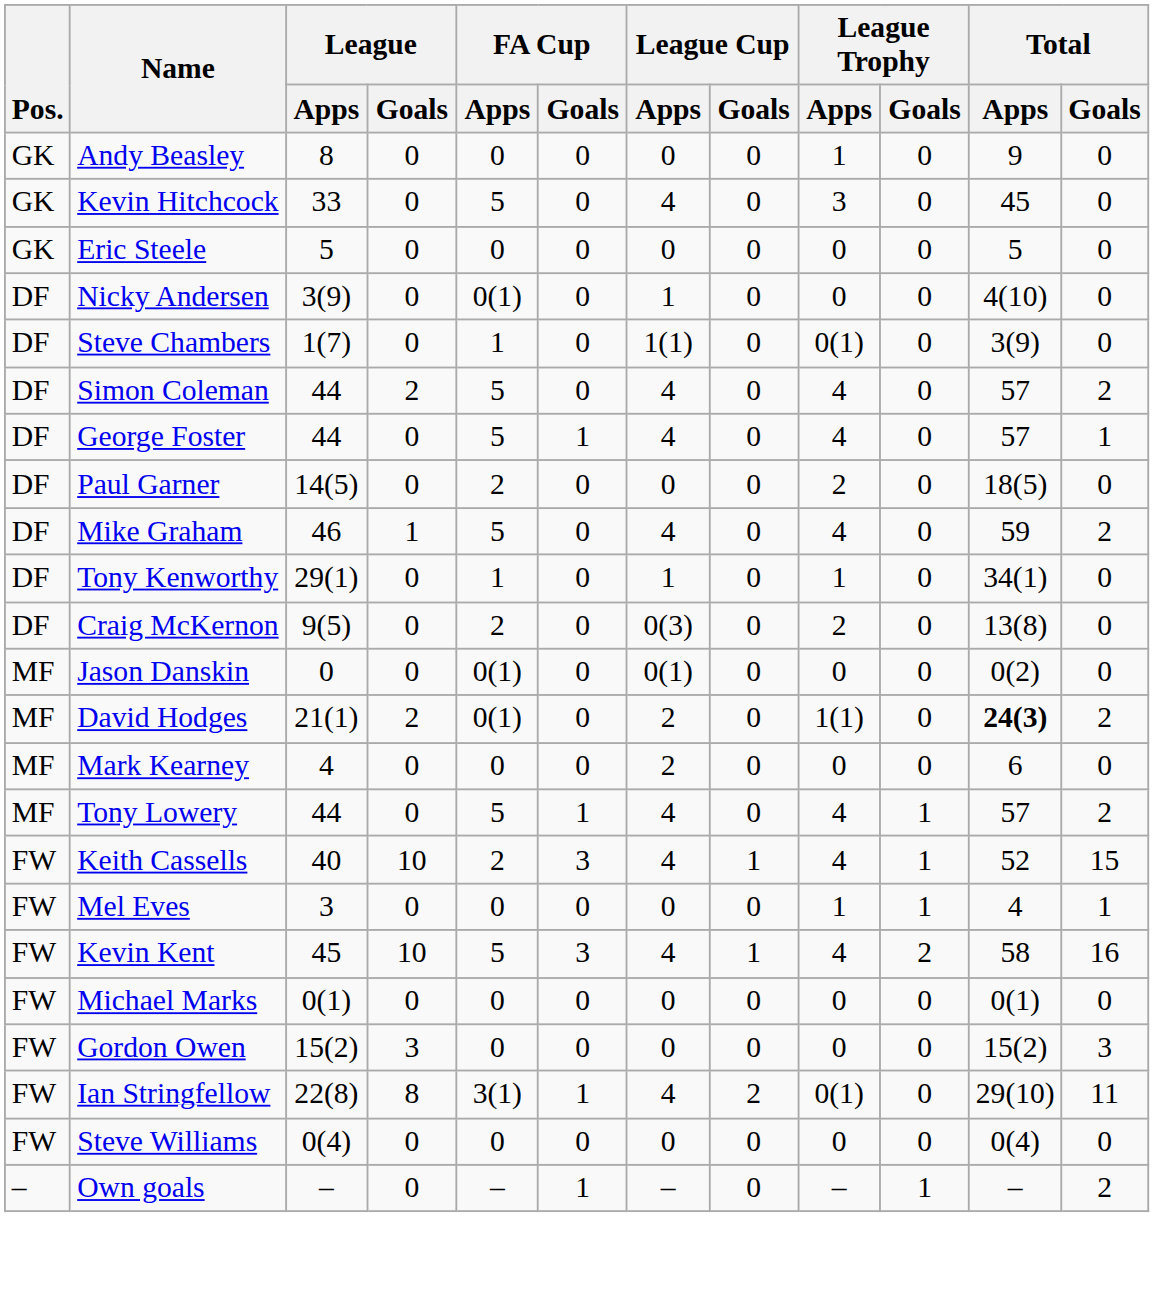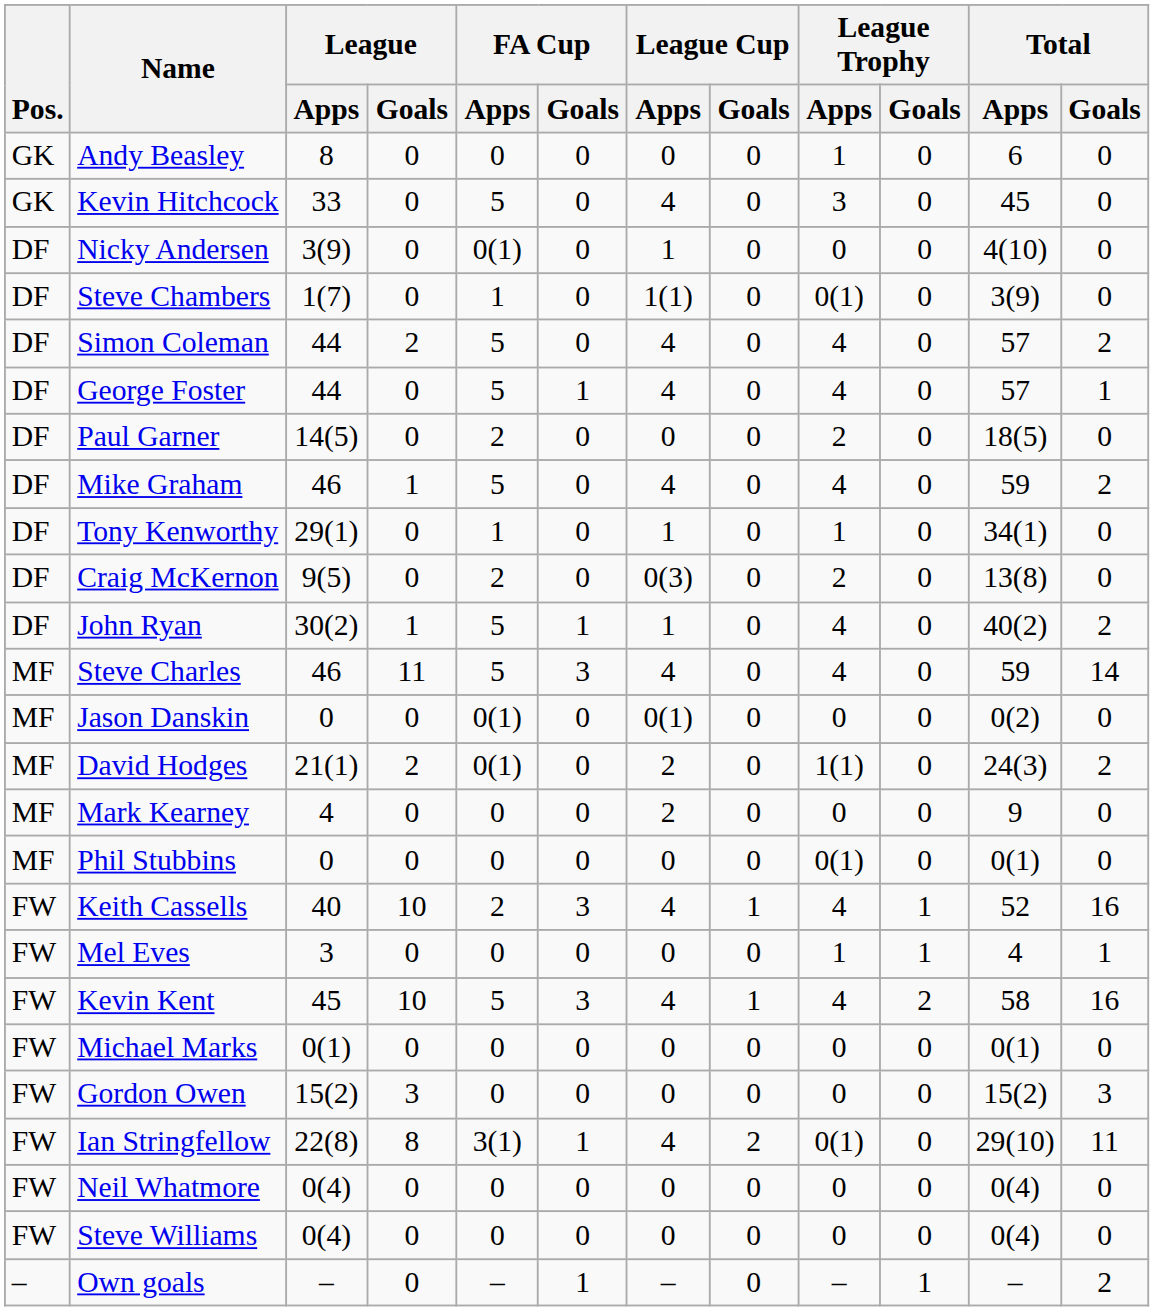(1015, 155) 9 -> (1015, 155) 6
- row: (142, 249)
+ row: (139, 624)
+ row: (159, 671)
(1015, 718) bold -> (1015, 765) normal
(1015, 765) 6 -> (1015, 812) 9
- row: (157, 812)
+ row: (157, 859)
(1105, 859) 15 -> (1105, 906) 16
+ row: (169, 1187)
